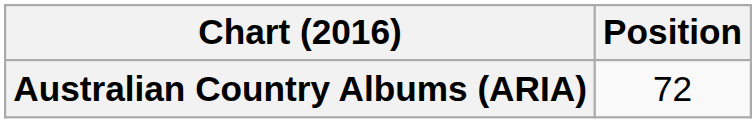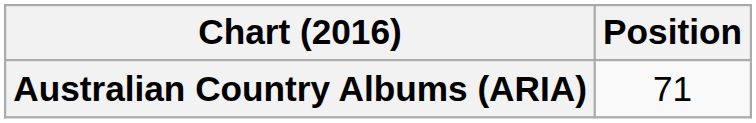(673, 88) 72 -> (673, 88) 71
